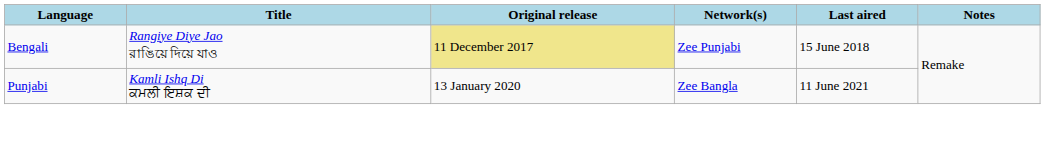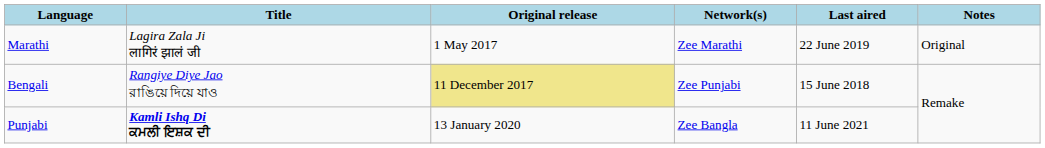+ row: (28, 44)
(169, 86) normal -> (169, 124) bold
